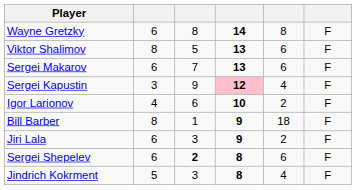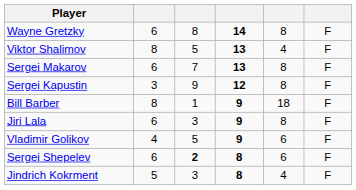(284, 49) 6 -> (284, 49) 4
(284, 67) 6 -> (284, 67) 8
(239, 85) pink background -> (239, 85) no background
(284, 85) 4 -> (284, 85) 8
- row: (40, 103)
(284, 139) 2 -> (284, 121) 8
+ row: (48, 139)
